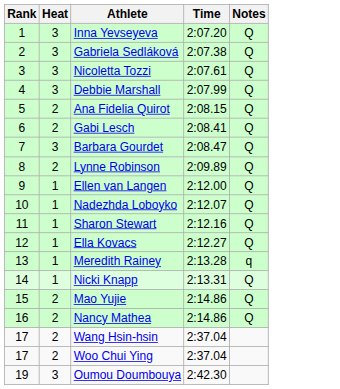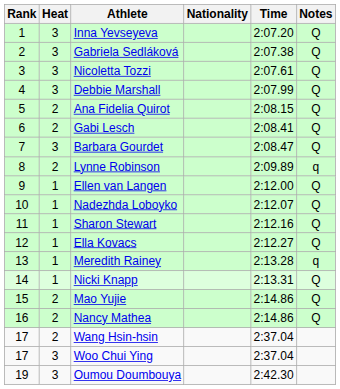+ column: (217, 14)
(249, 166) Q -> (316, 166) q
(55, 356) 2 -> (55, 356) 3
